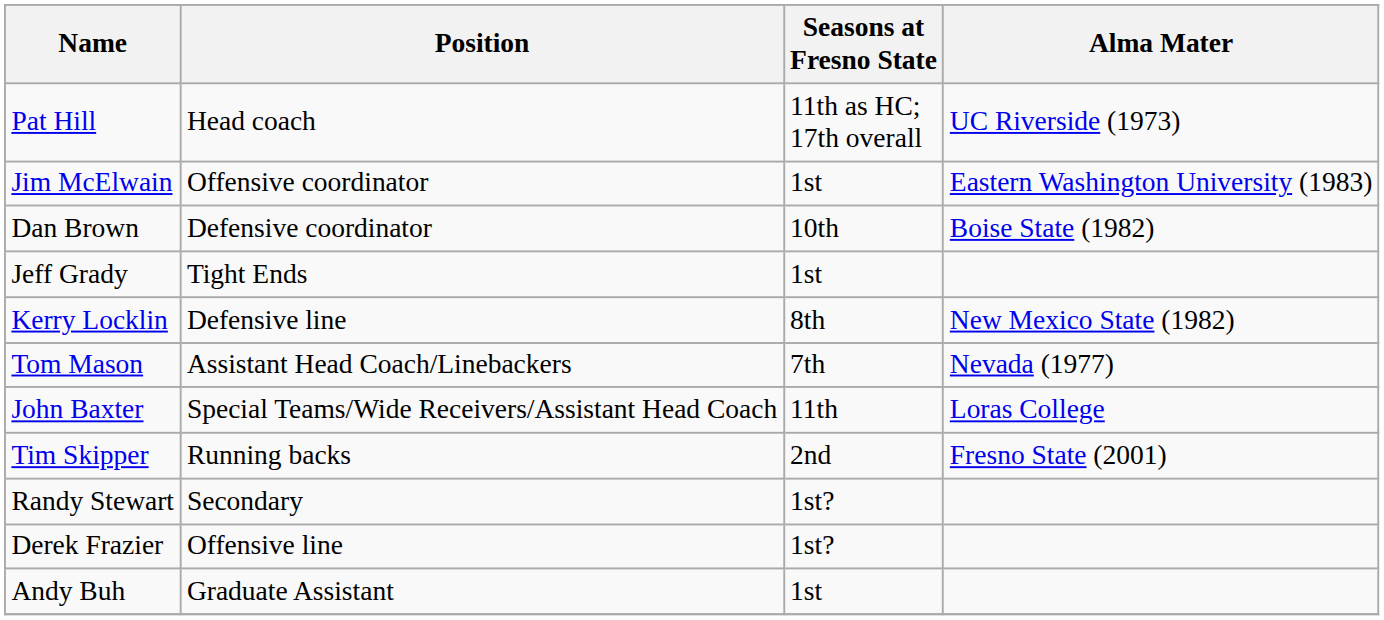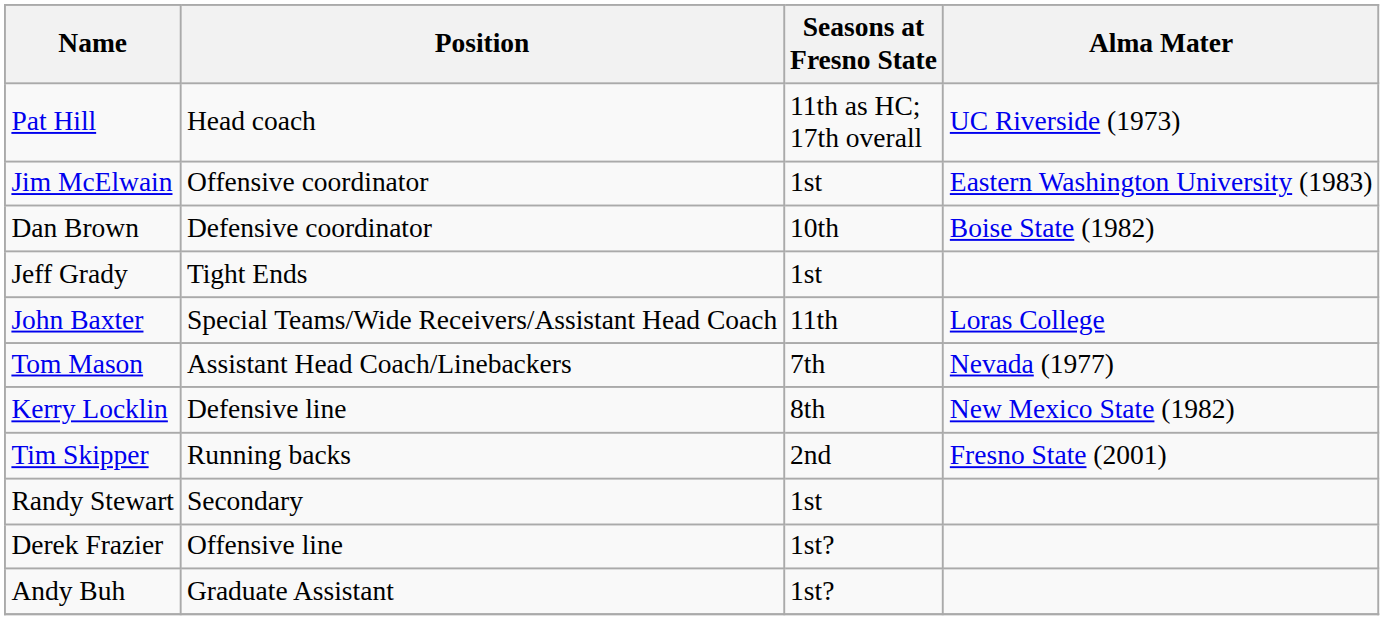rows swapped: (77, 410) <-> (90, 319)
(812, 500) 1st? -> (806, 500) 1st
(806, 591) 1st -> (812, 591) 1st?
